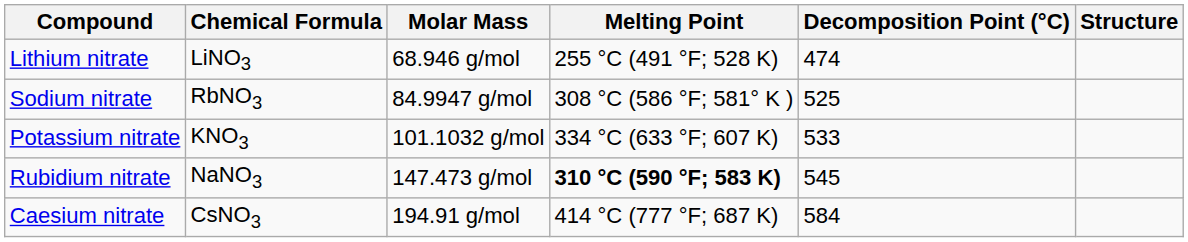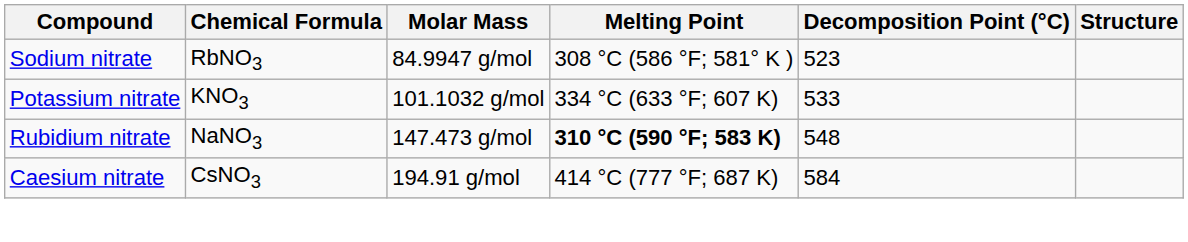- row: (79, 59)
(822, 98) 525 -> (822, 59) 523
(822, 177) 545 -> (822, 138) 548
